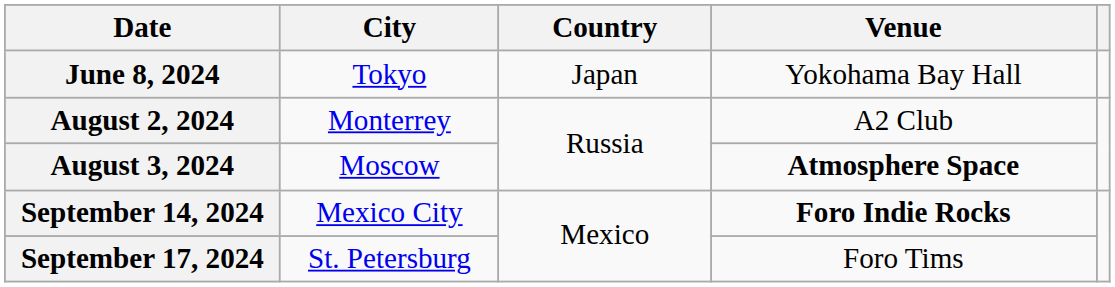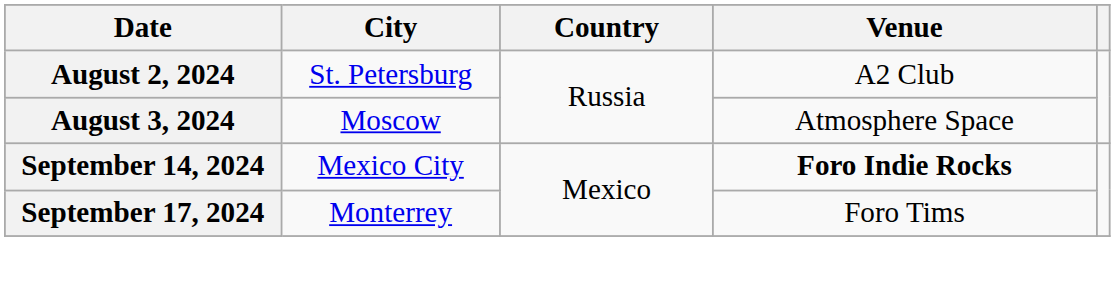- row: (142, 73)
(389, 119) Monterrey -> (391, 73) St. Petersburg
(903, 166) bold -> (904, 119) normal
(389, 258) St. Petersburg -> (391, 212) Monterrey
